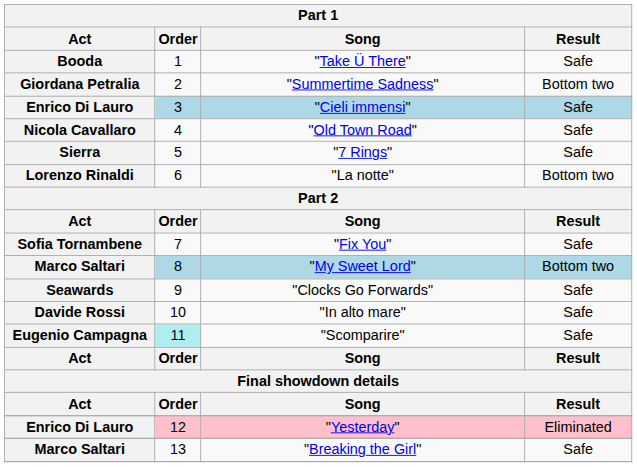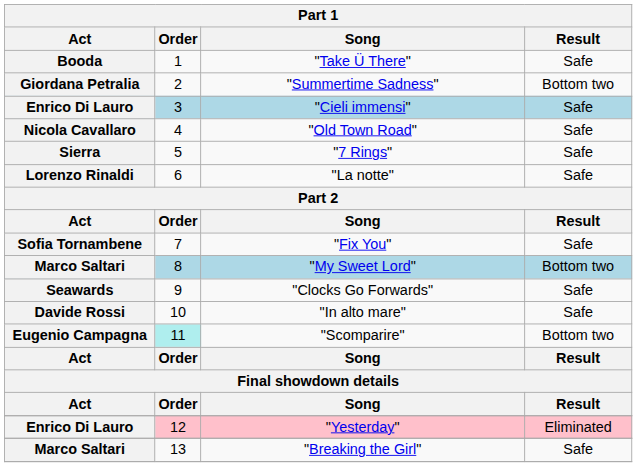(578, 175) Bottom two -> (578, 175) Safe
(578, 335) Safe -> (578, 335) Bottom two
